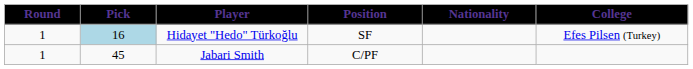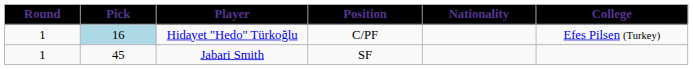(365, 34) SF -> (365, 34) C/PF
(365, 54) C/PF -> (365, 54) SF
